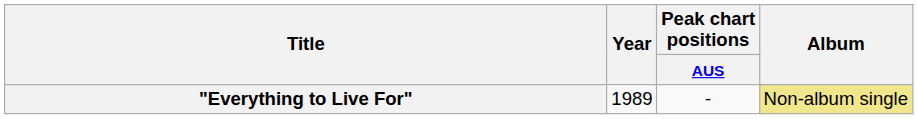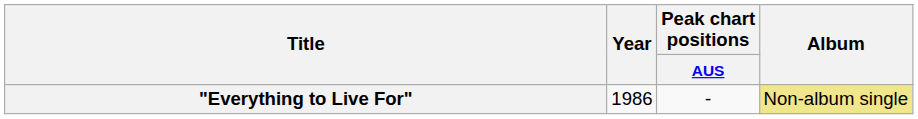(632, 98) 1989 -> (632, 98) 1986
